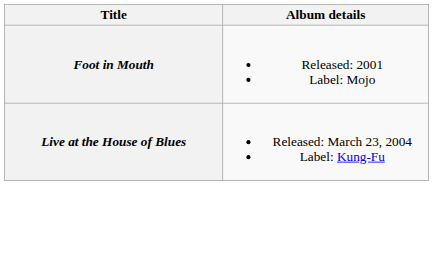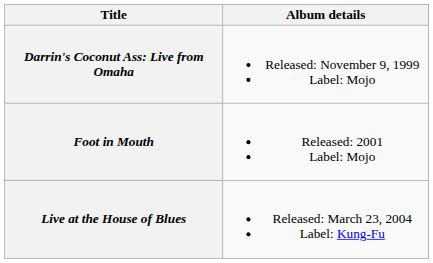+ row: (114, 64)
